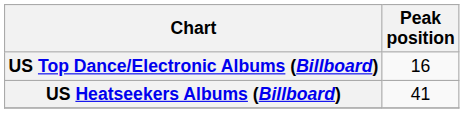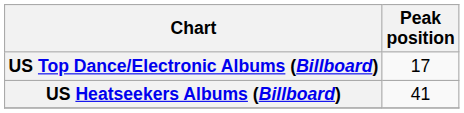(421, 66) 16 -> (421, 66) 17
